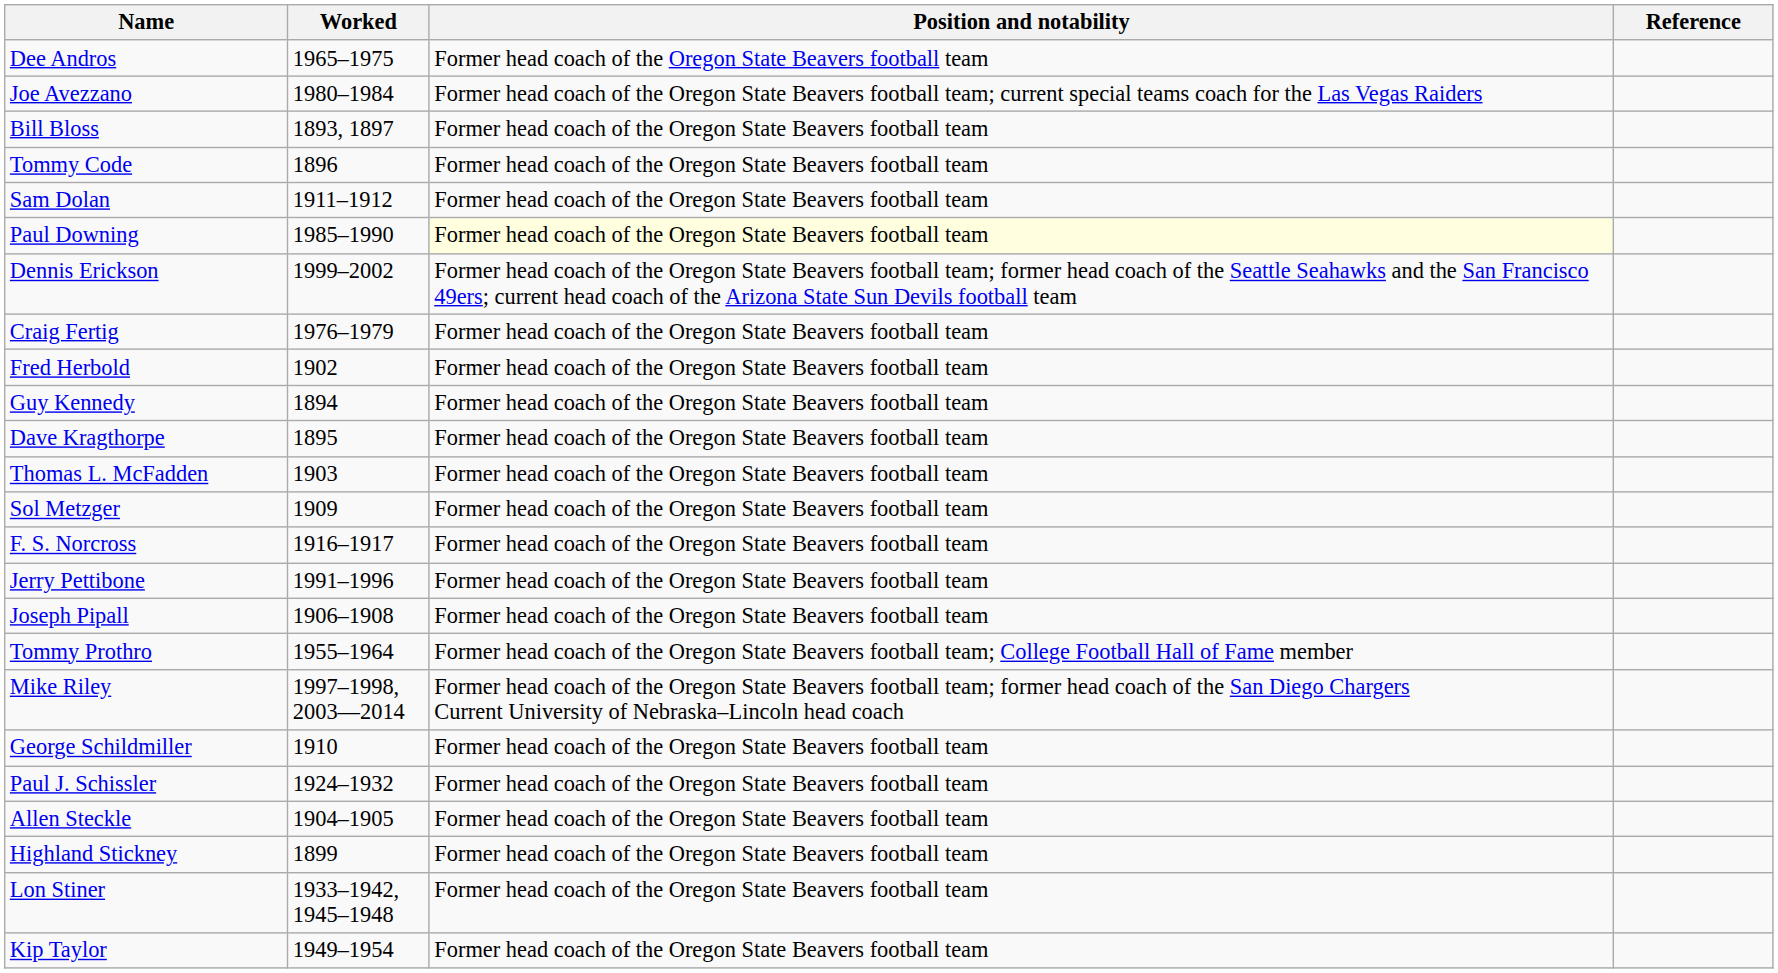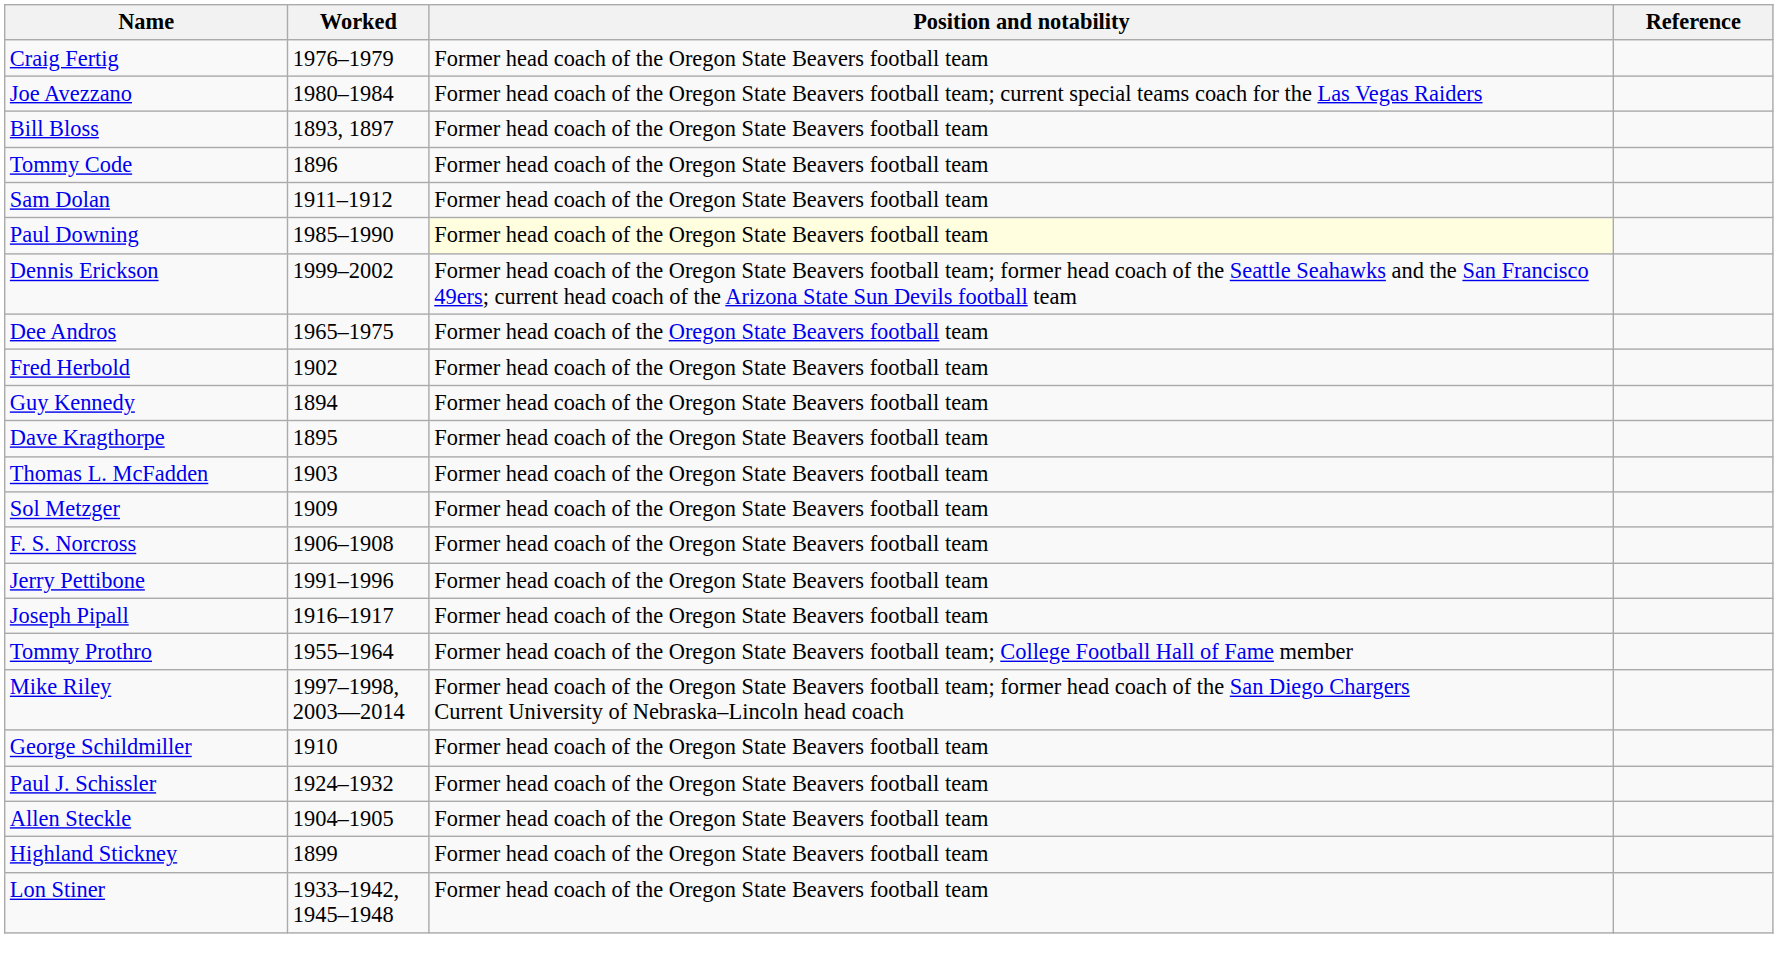rows swapped: (63, 57) <-> (64, 331)
(343, 544) 1916–1917 -> (343, 544) 1906–1908
(343, 615) 1906–1908 -> (343, 615) 1916–1917
- row: (58, 950)
